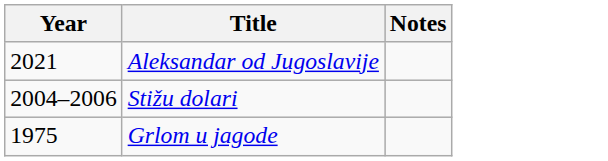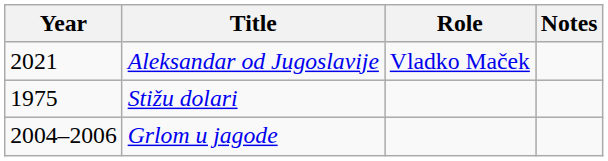+ column: (460, 23)
(63, 98) 2004–2006 -> (34, 98) 1975
(34, 135) 1975 -> (63, 135) 2004–2006
